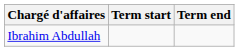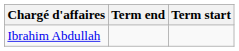columns swapped: (141, 14) <-> (204, 14)
